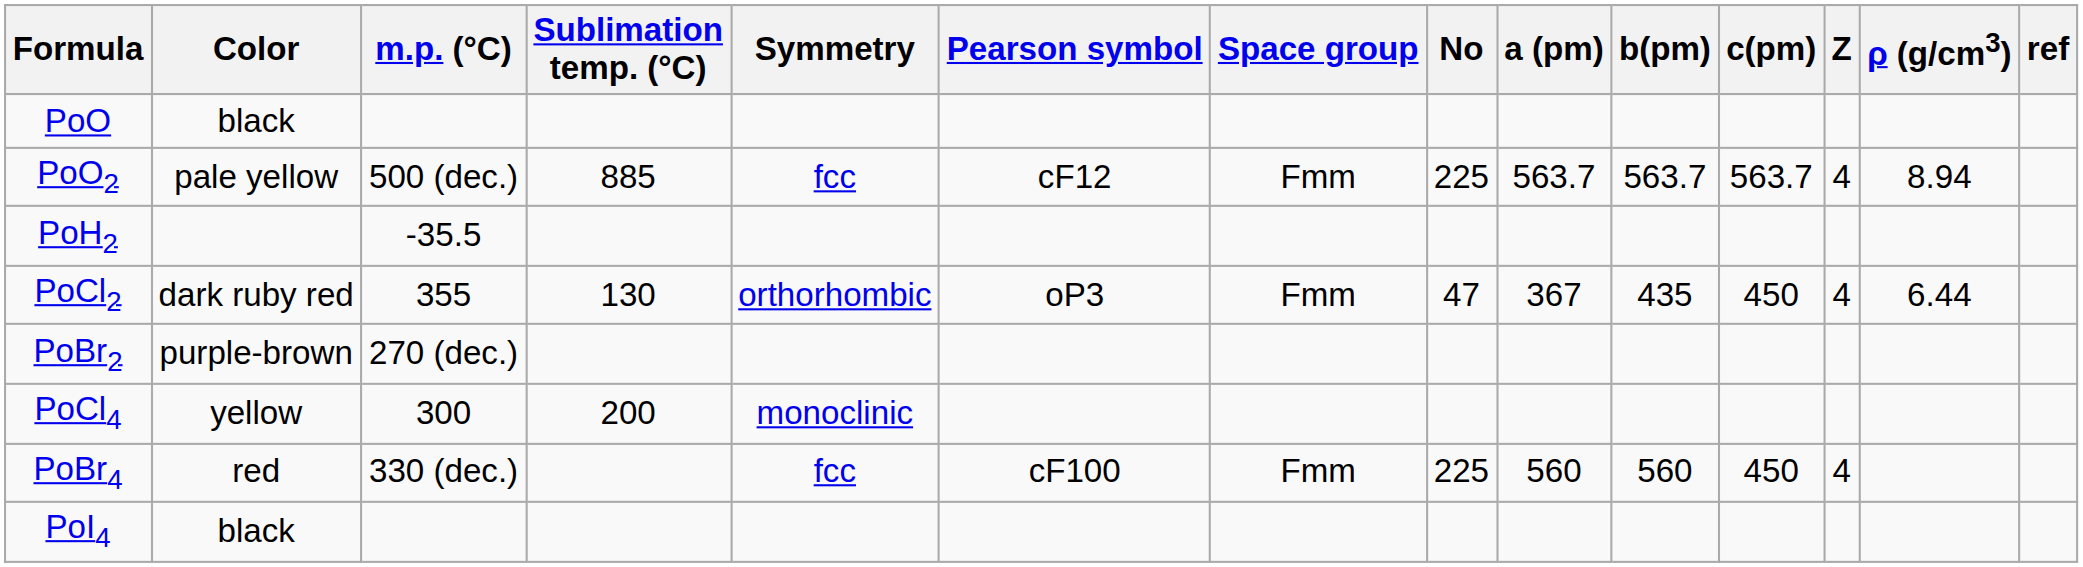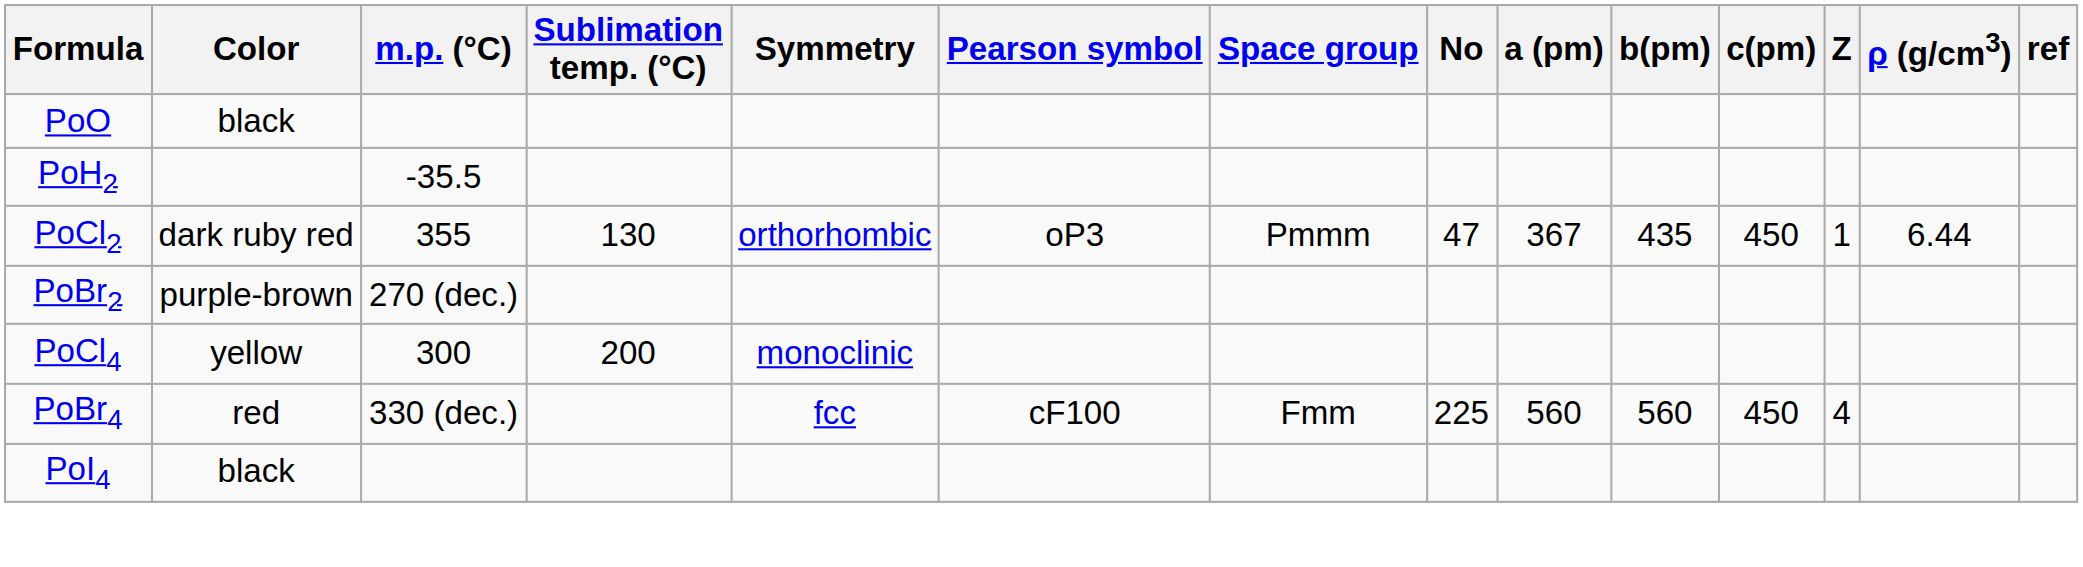- row: (78, 177)
(1318, 294) Fmm -> (1318, 235) Pmmm
(1842, 294) 4 -> (1842, 235) 1
